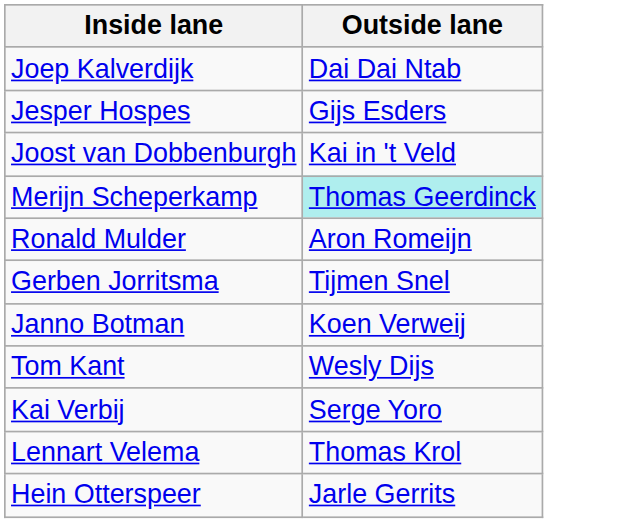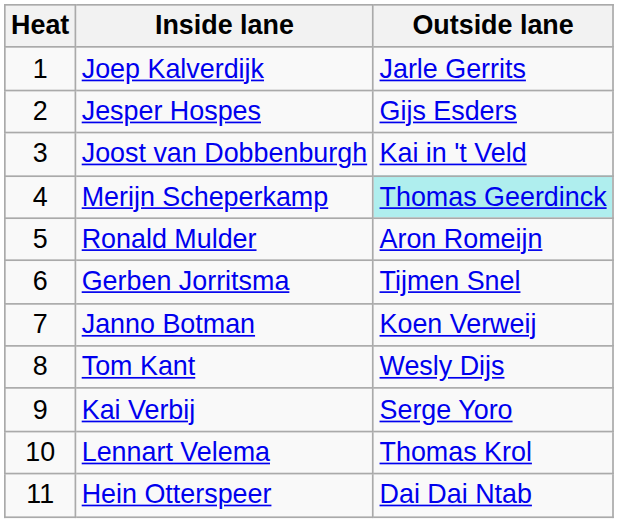+ column: (40, 25)
(385, 68) Dai Dai Ntab -> (453, 68) Jarle Gerrits
(382, 494) Jarle Gerrits -> (456, 494) Dai Dai Ntab
